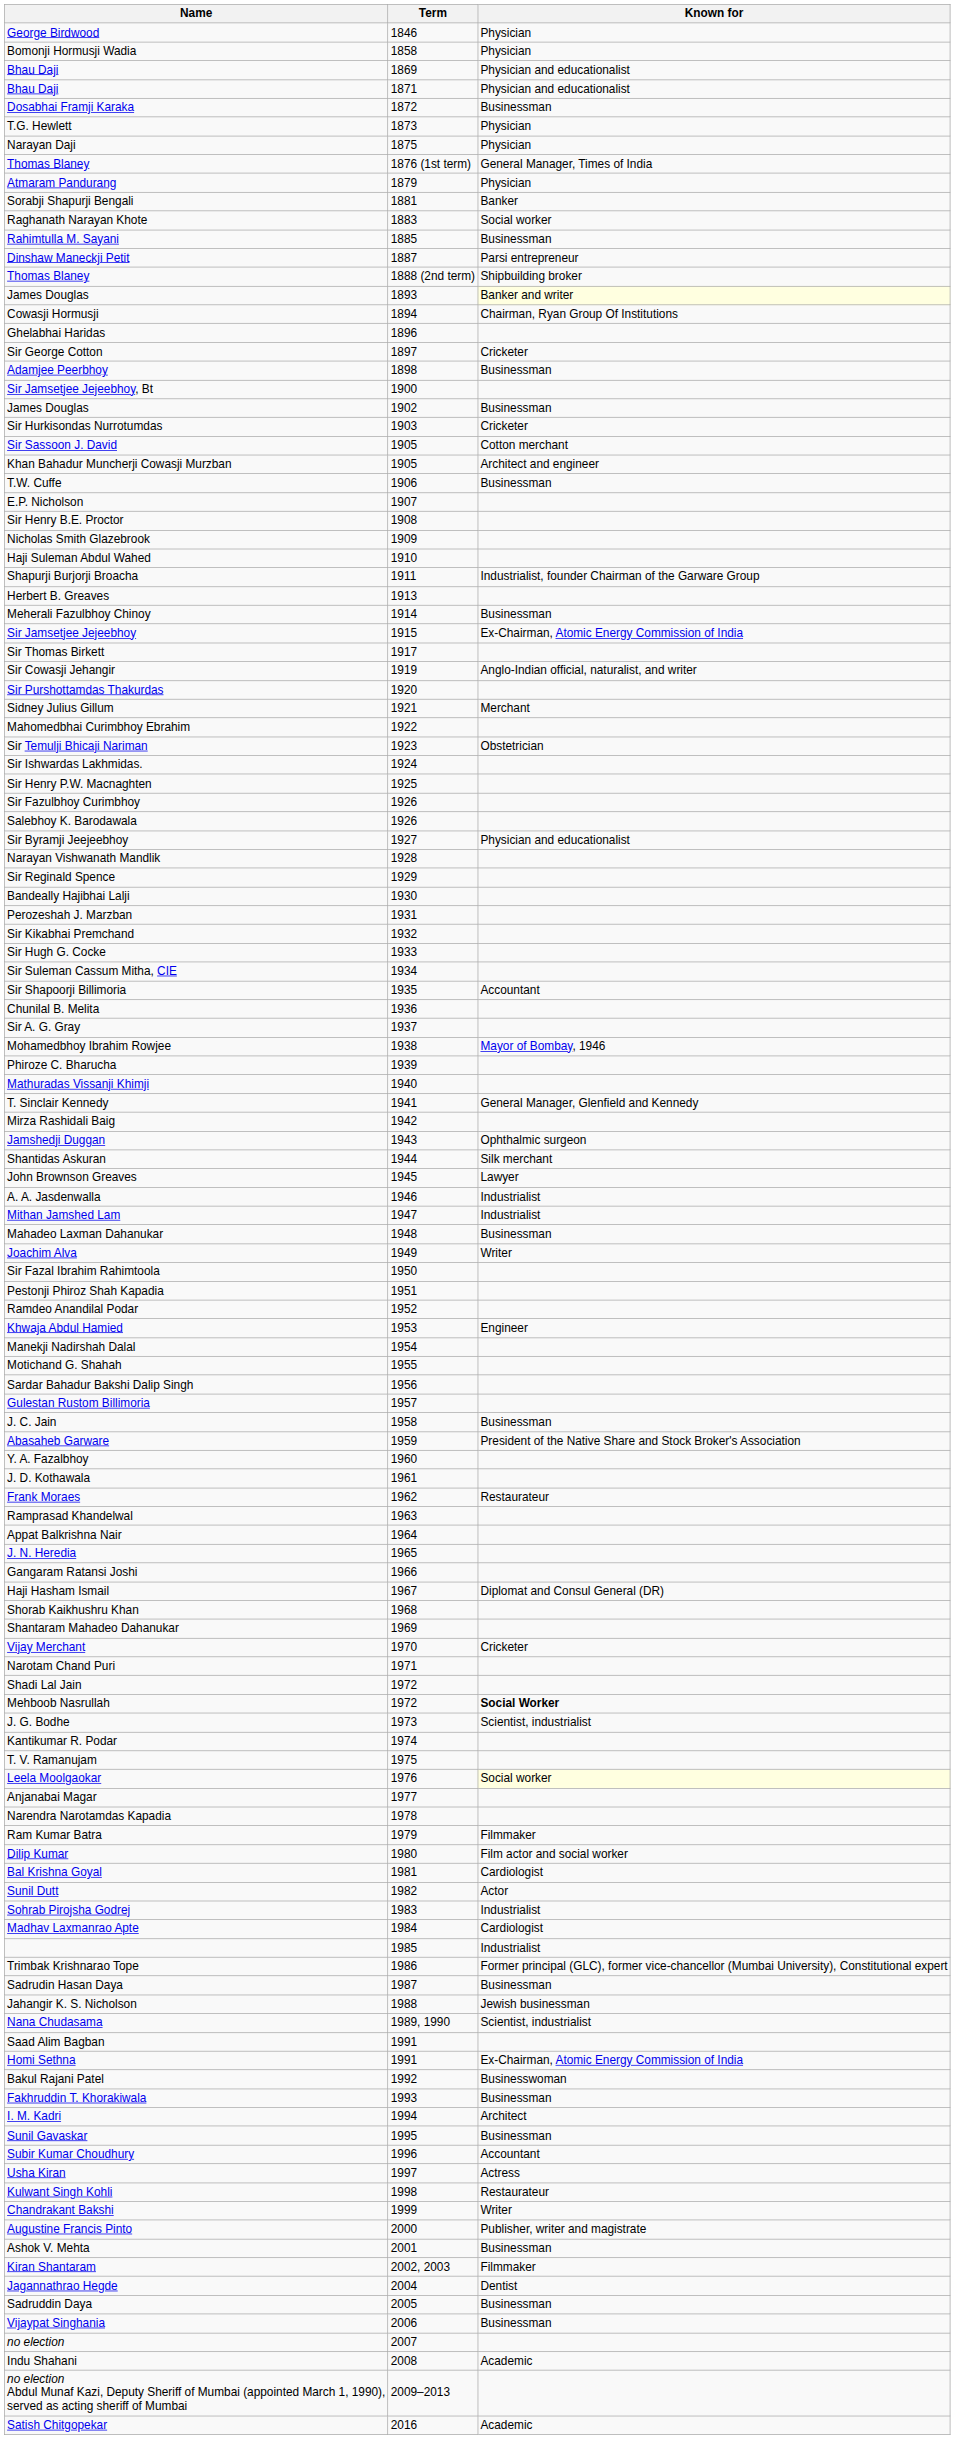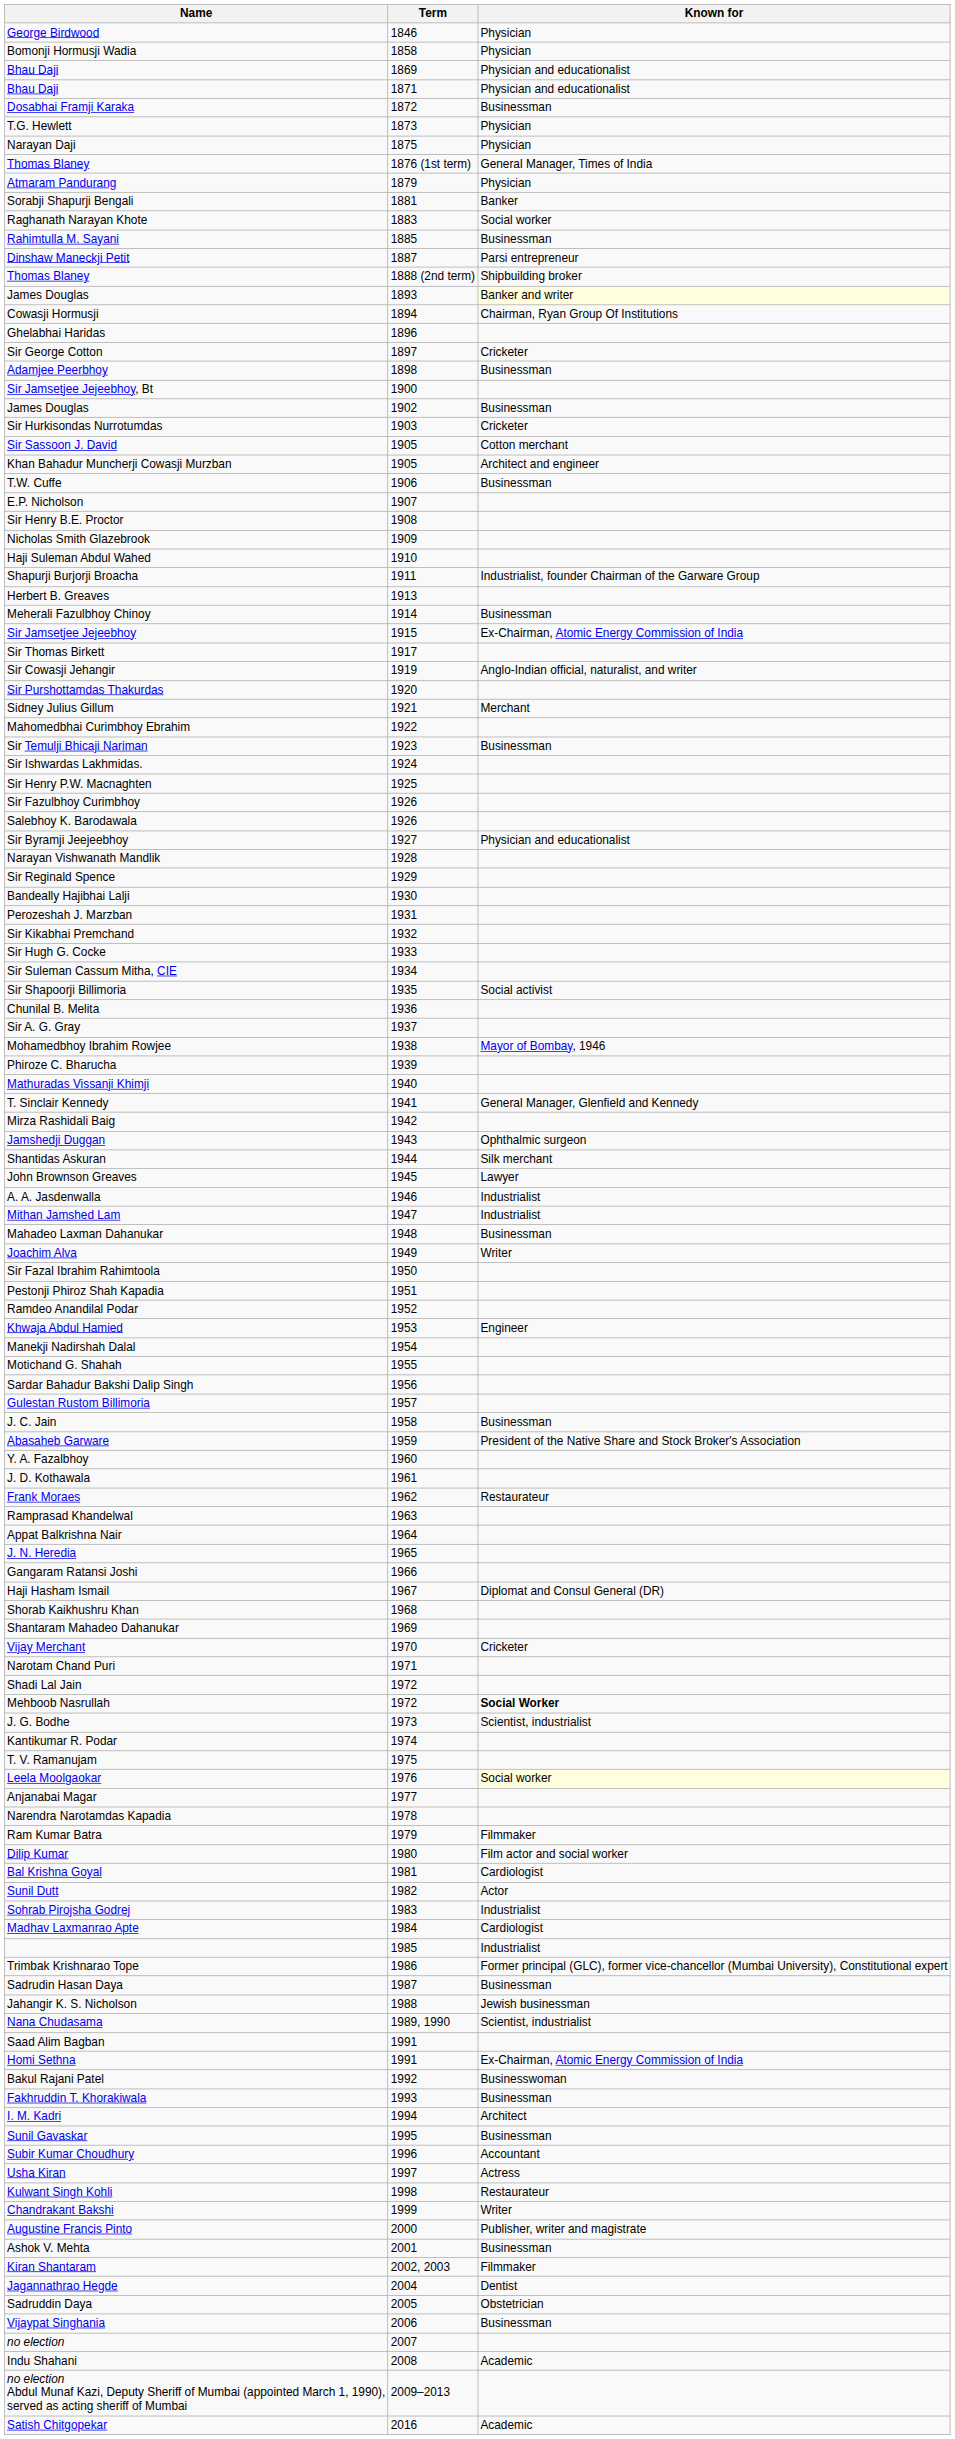(512, 746) Obstetrician -> (516, 746) Businessman
(510, 990) Accountant -> (516, 990) Social activist
(516, 2304) Businessman -> (512, 2304) Obstetrician
